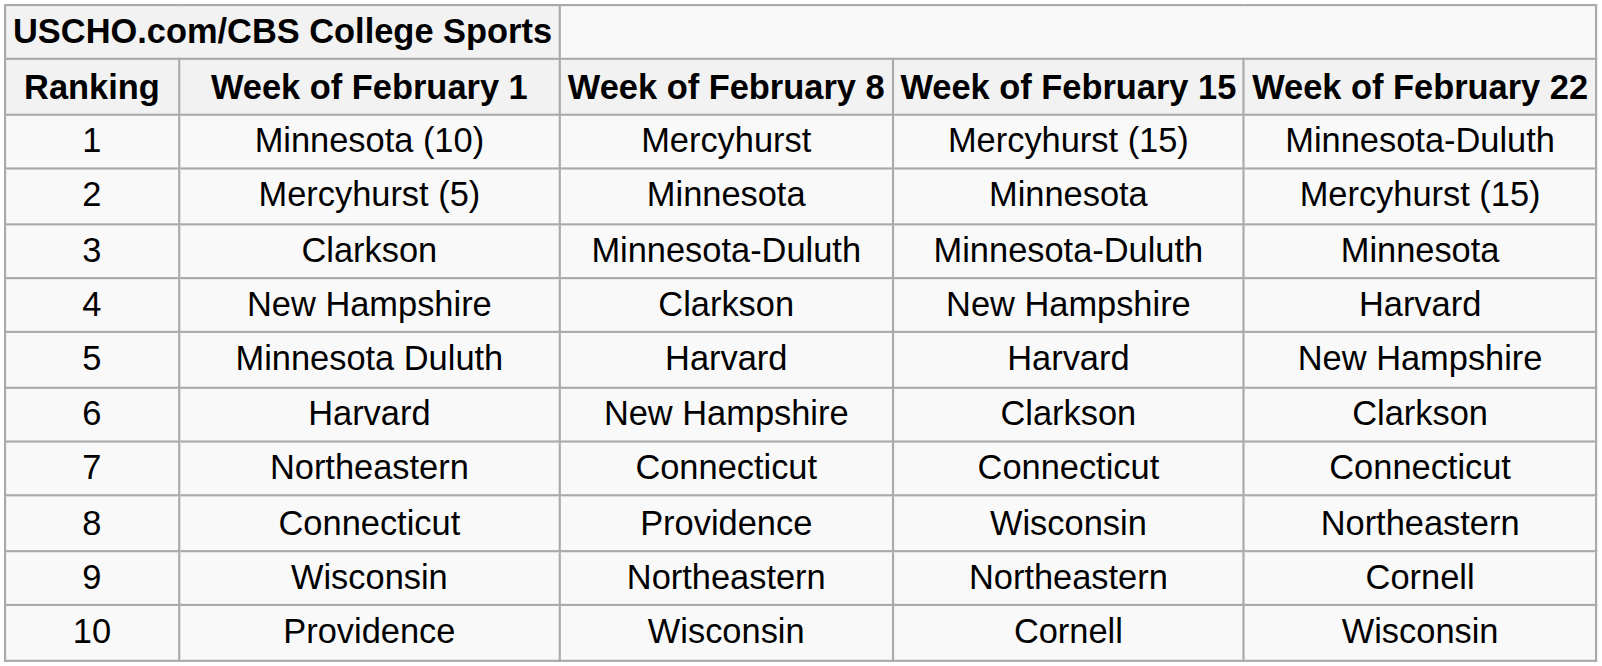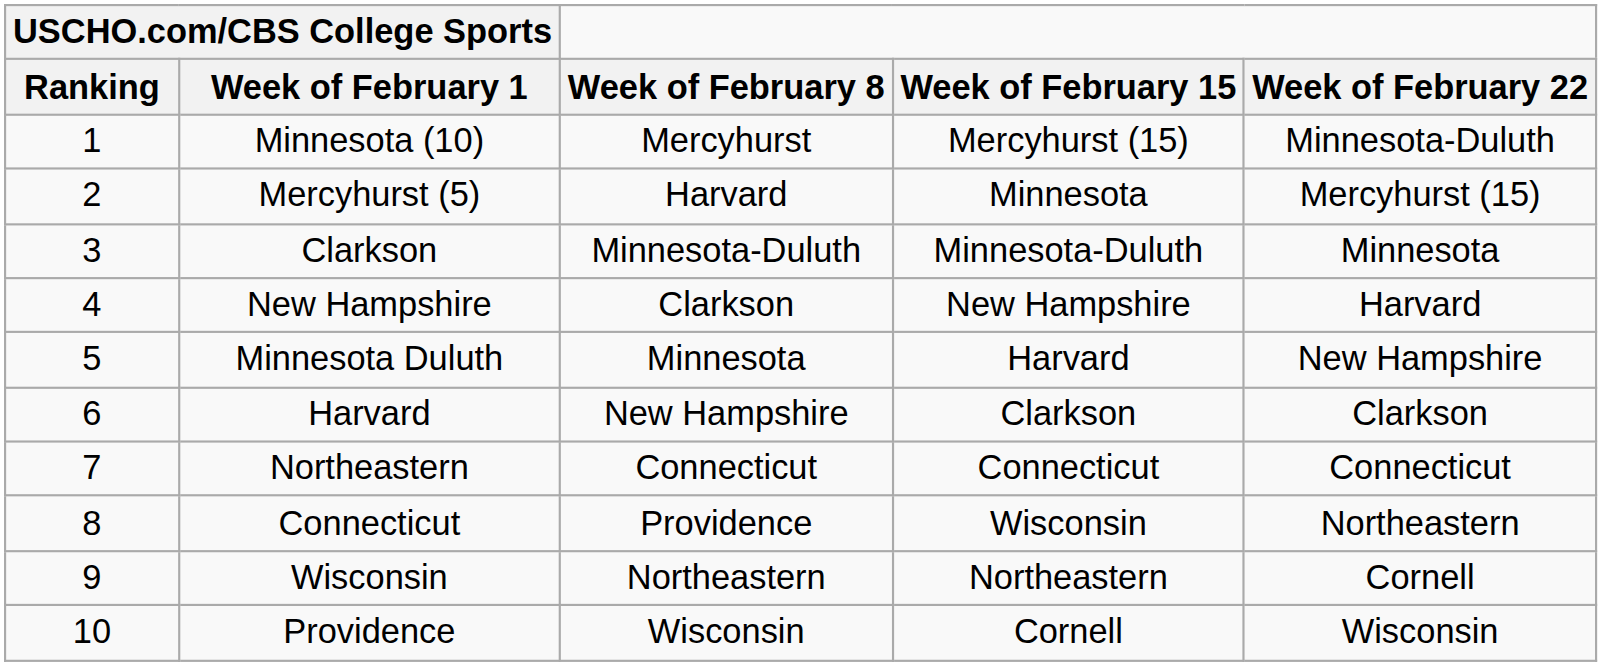(726, 195) Minnesota -> (726, 195) Harvard
(726, 359) Harvard -> (726, 359) Minnesota
